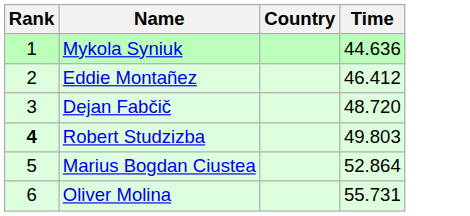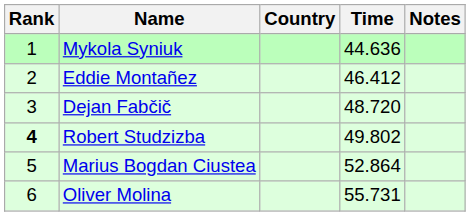+ column: (435, 19)
(372, 136) 49.803 -> (372, 136) 49.802
